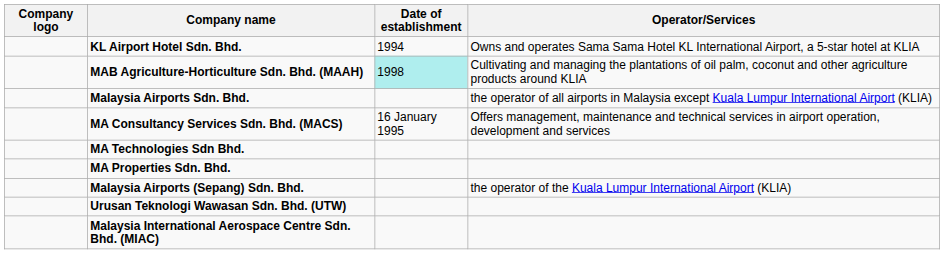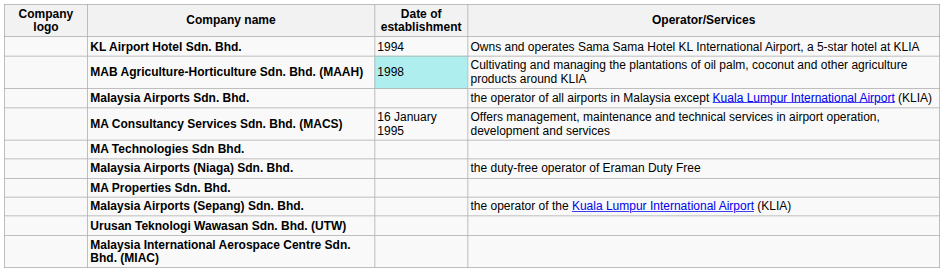+ row: (192, 168)
